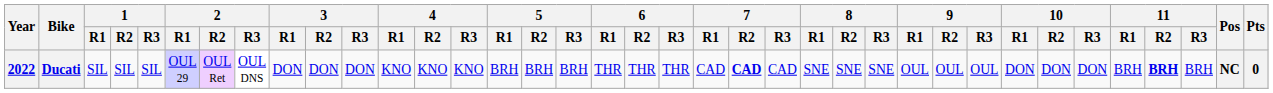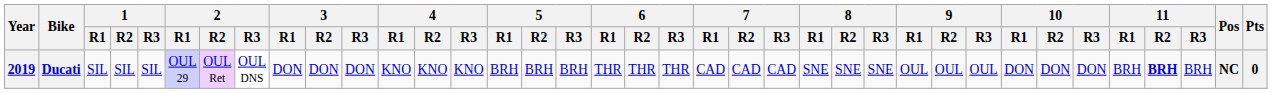(21, 68) 2022 -> (21, 68) 2019
(747, 68) bold -> (746, 68) normal
